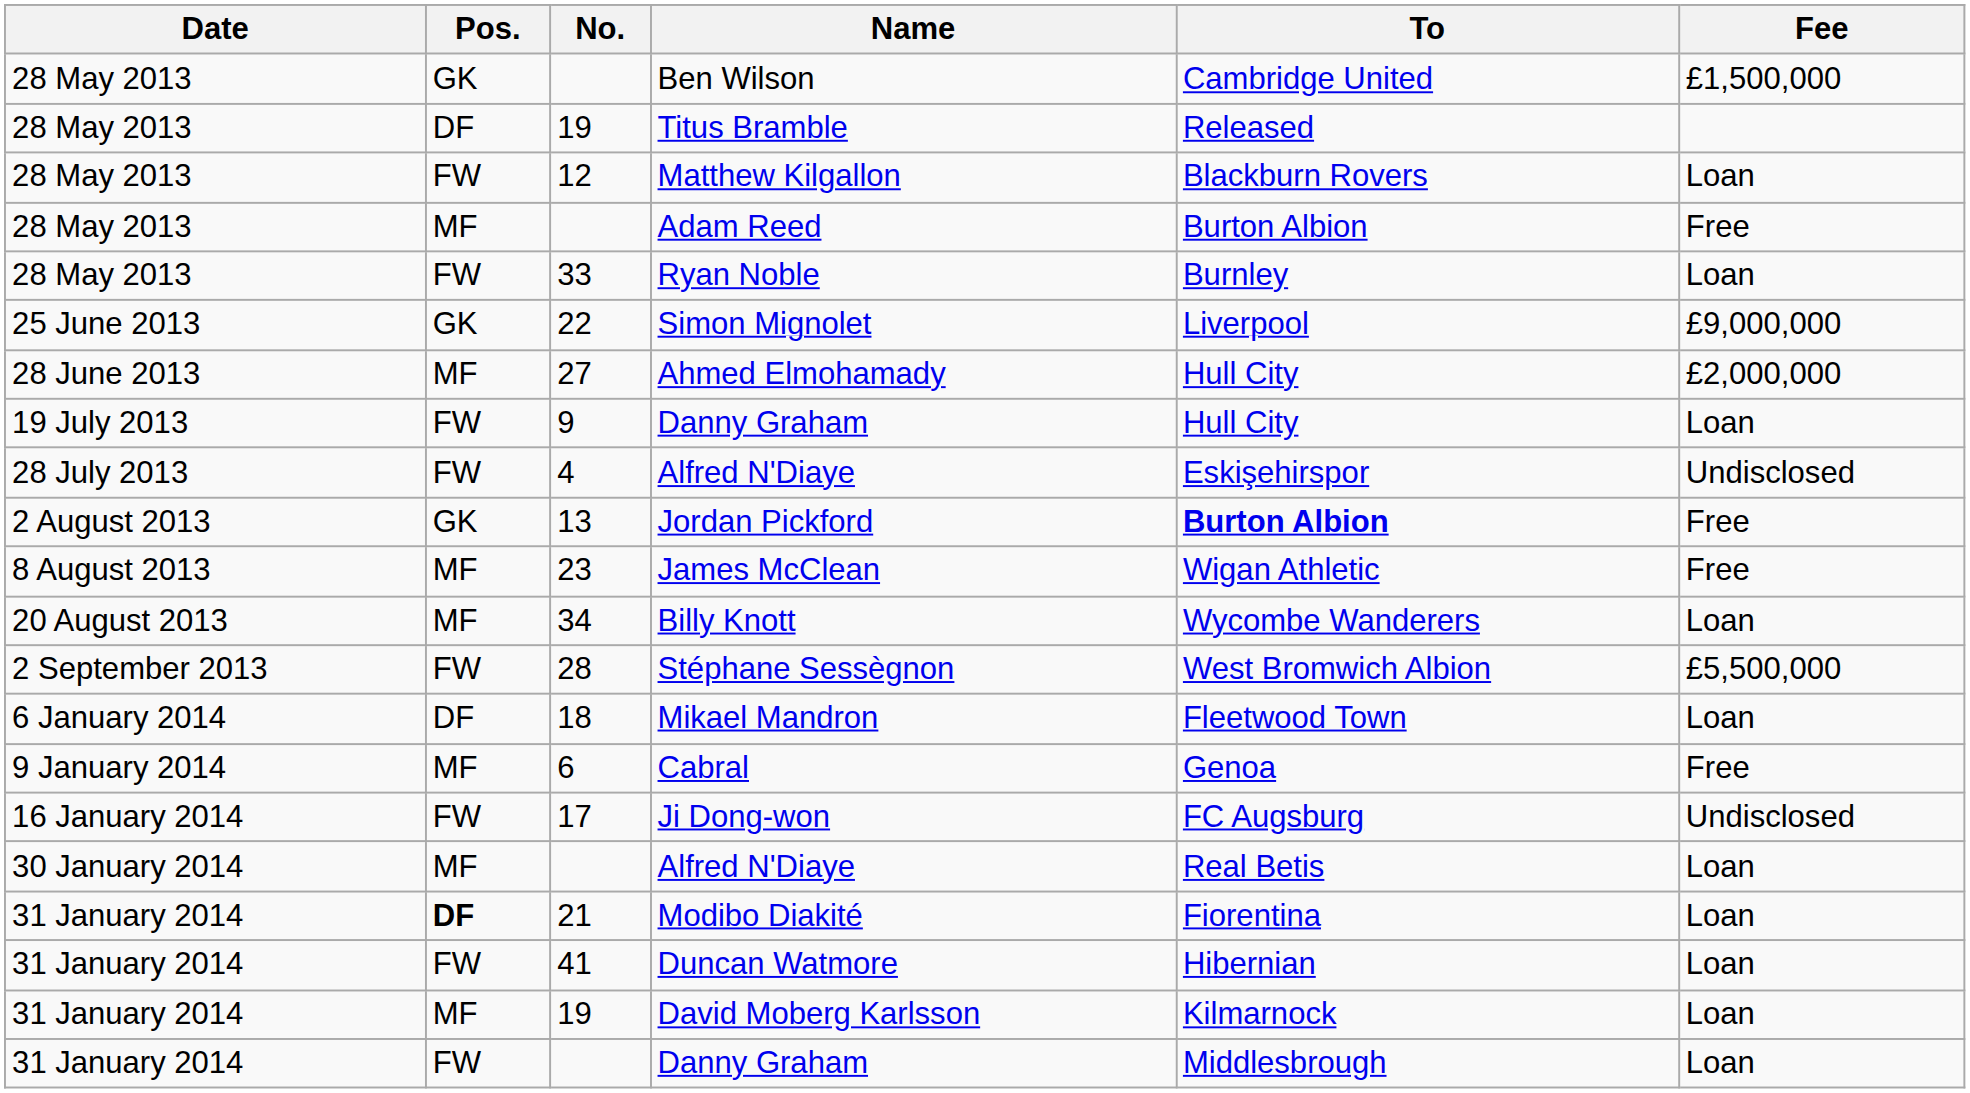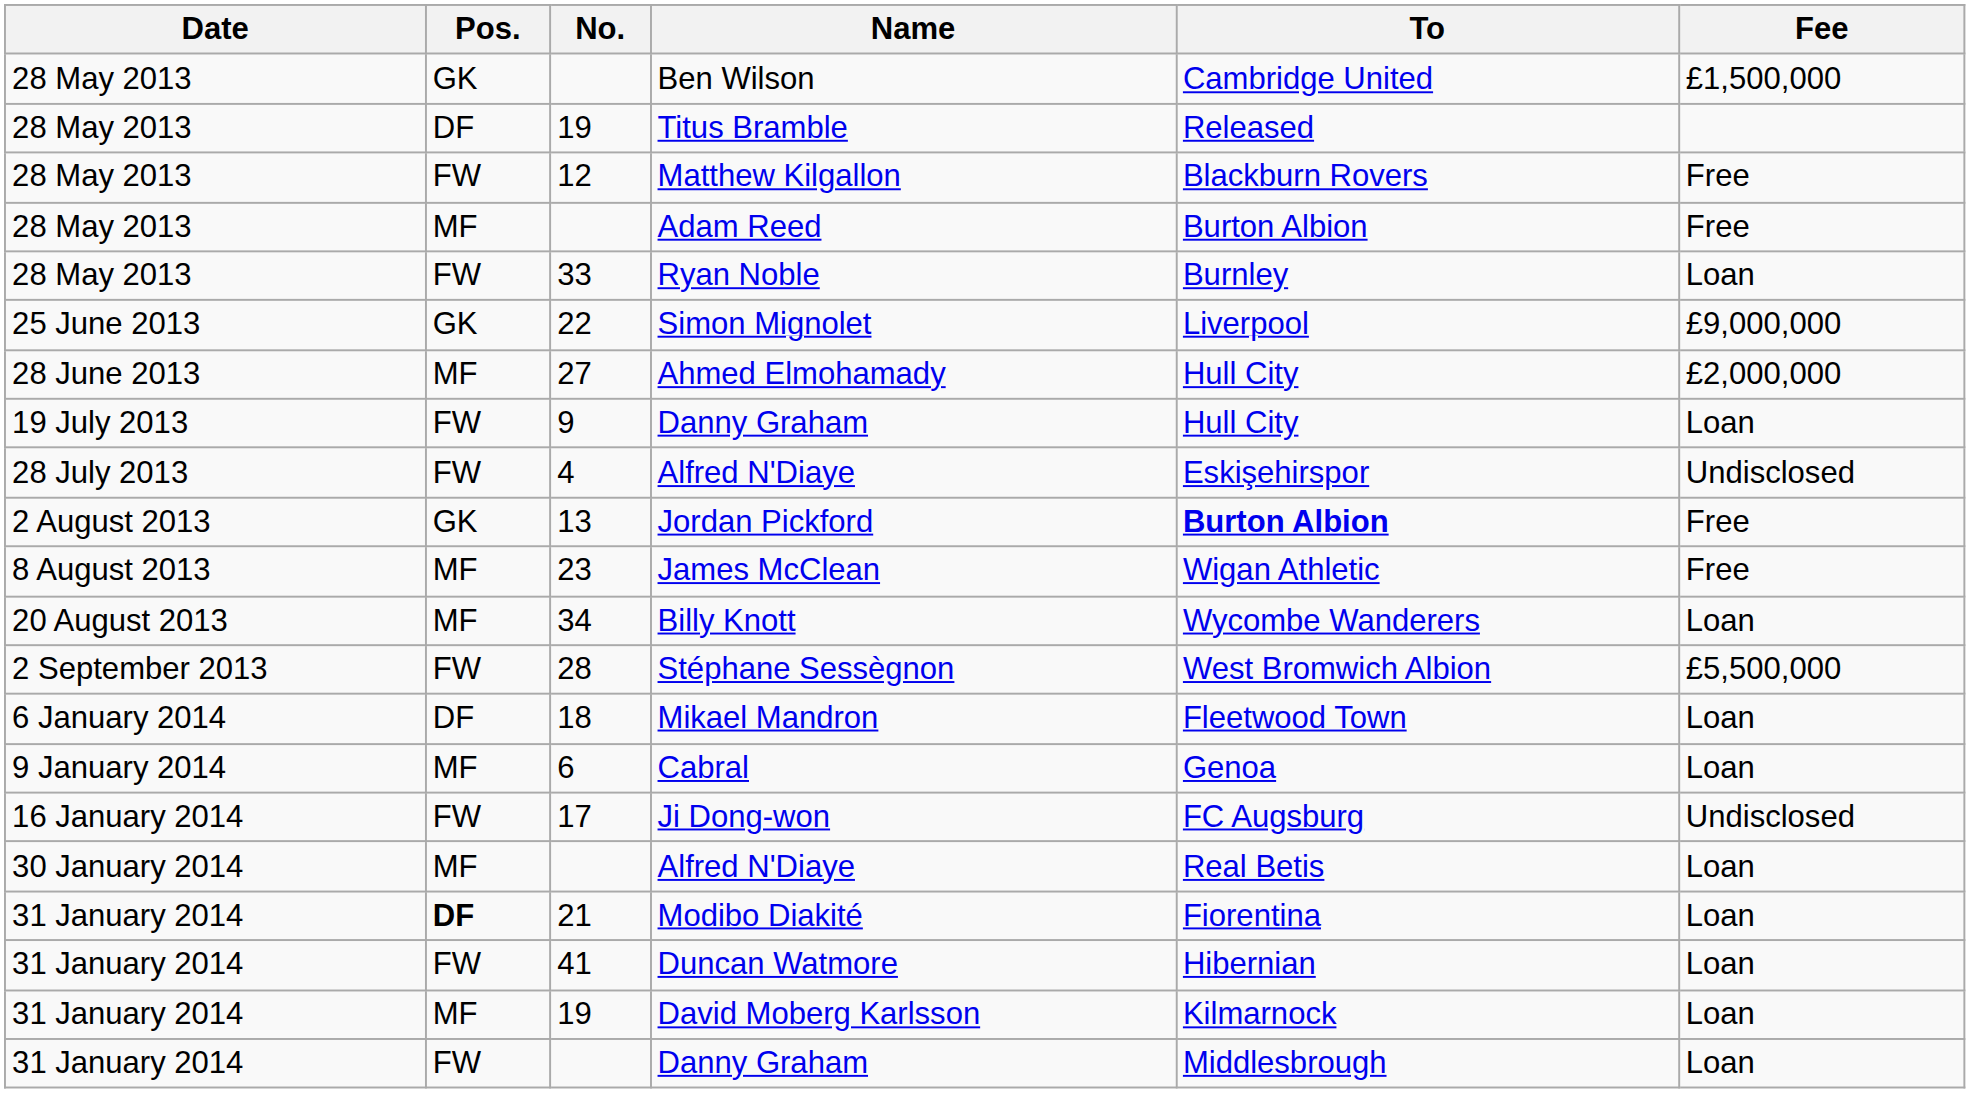(1720, 176) Loan -> (1718, 176) Free
(1718, 767) Free -> (1720, 767) Loan
